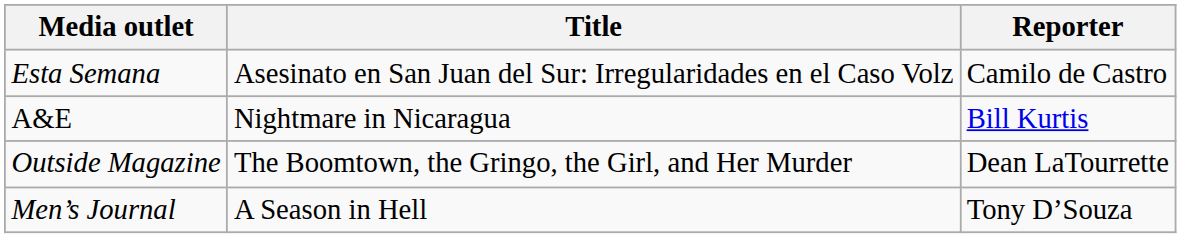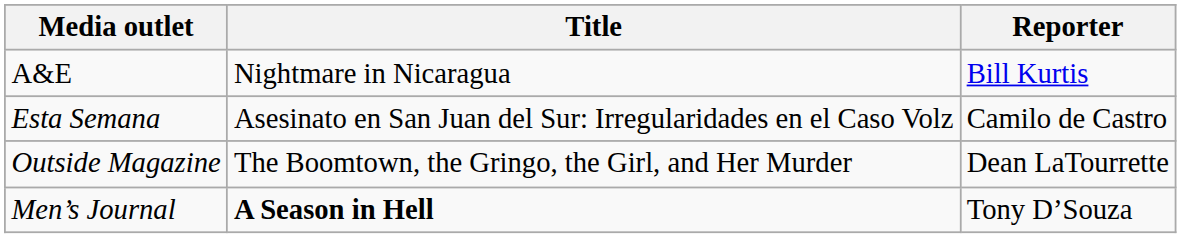rows swapped: (42, 118) <-> (86, 72)
(331, 208) normal -> (334, 208) bold
